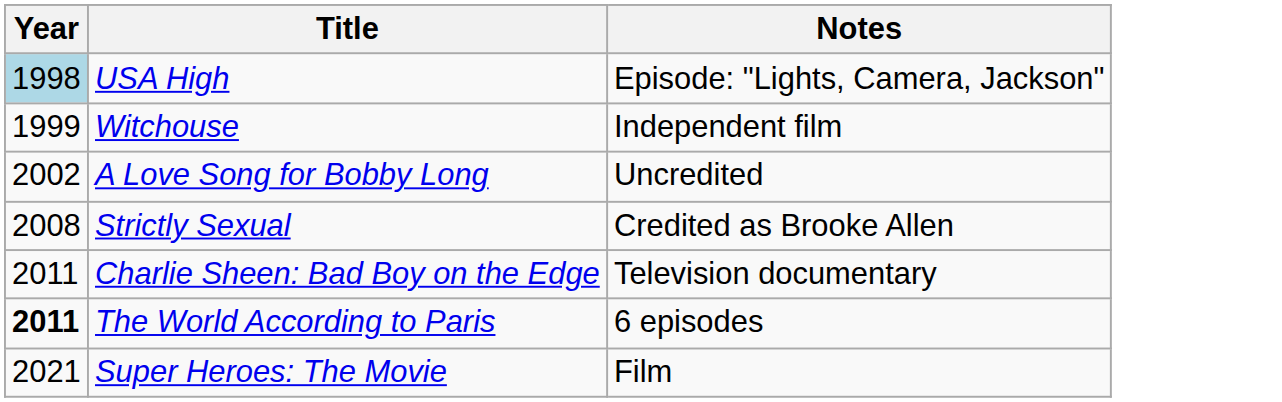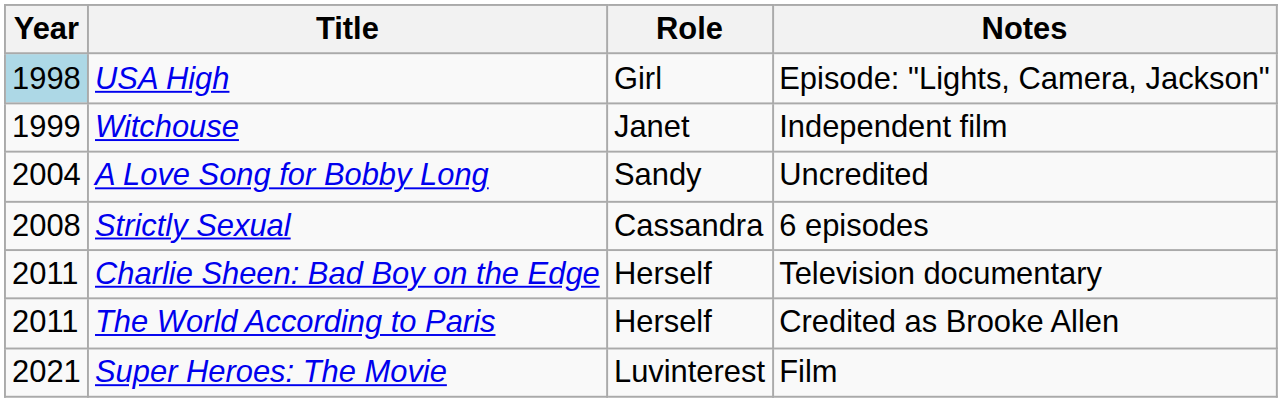+ column: (689, 28)
(46, 175) 2002 -> (46, 175) 2004
(784, 224) Credited as Brooke Allen -> (854, 224) 6 episodes
(46, 322) bold -> (45, 322) normal
(689, 322) 6 episodes -> (949, 322) Credited as Brooke Allen
